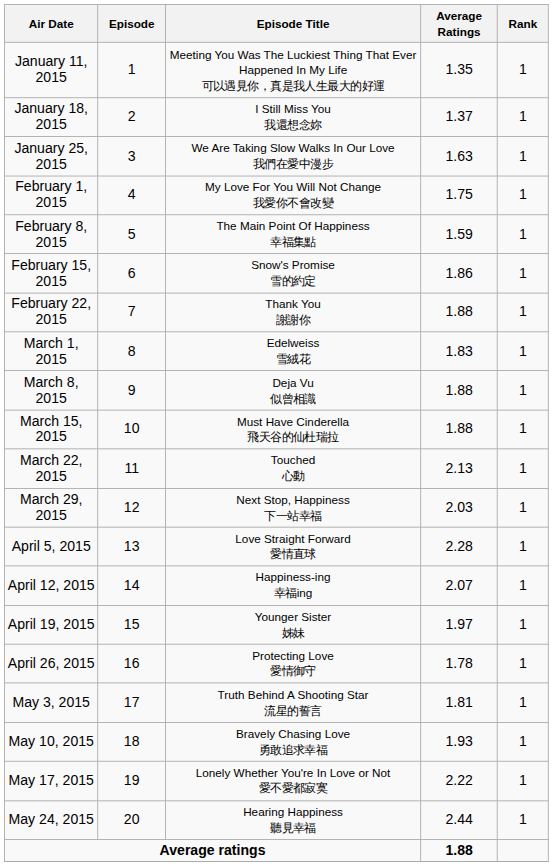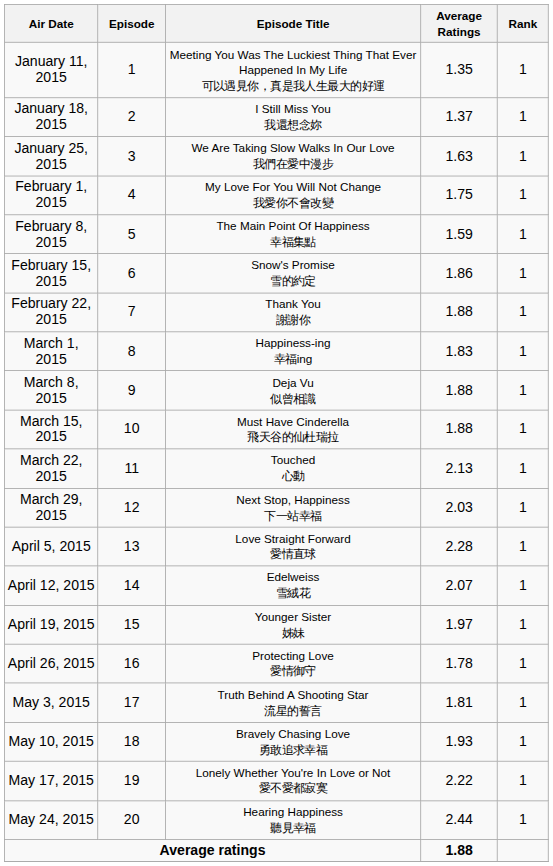(293, 351) Edelweiss 雪絨花 -> (293, 351) Happiness-ing 幸福ing
(293, 586) Happiness-ing 幸福ing -> (293, 586) Edelweiss 雪絨花
